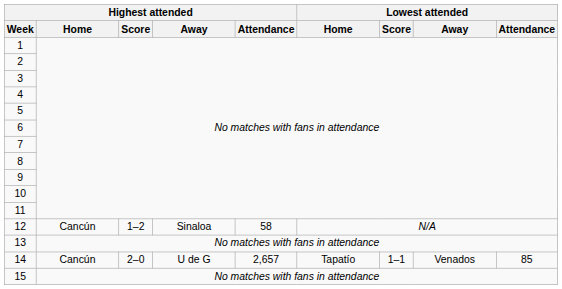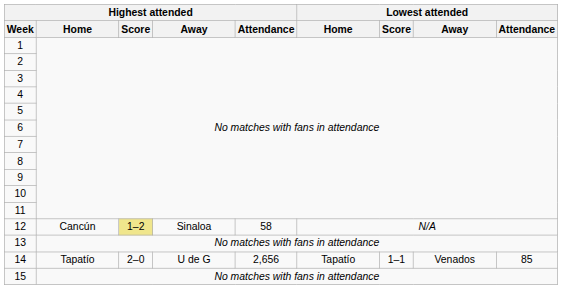(136, 227) no background -> (136, 227) khaki background
(78, 260) Cancún -> (77, 260) Tapatío
(266, 260) 2,657 -> (266, 260) 2,656
